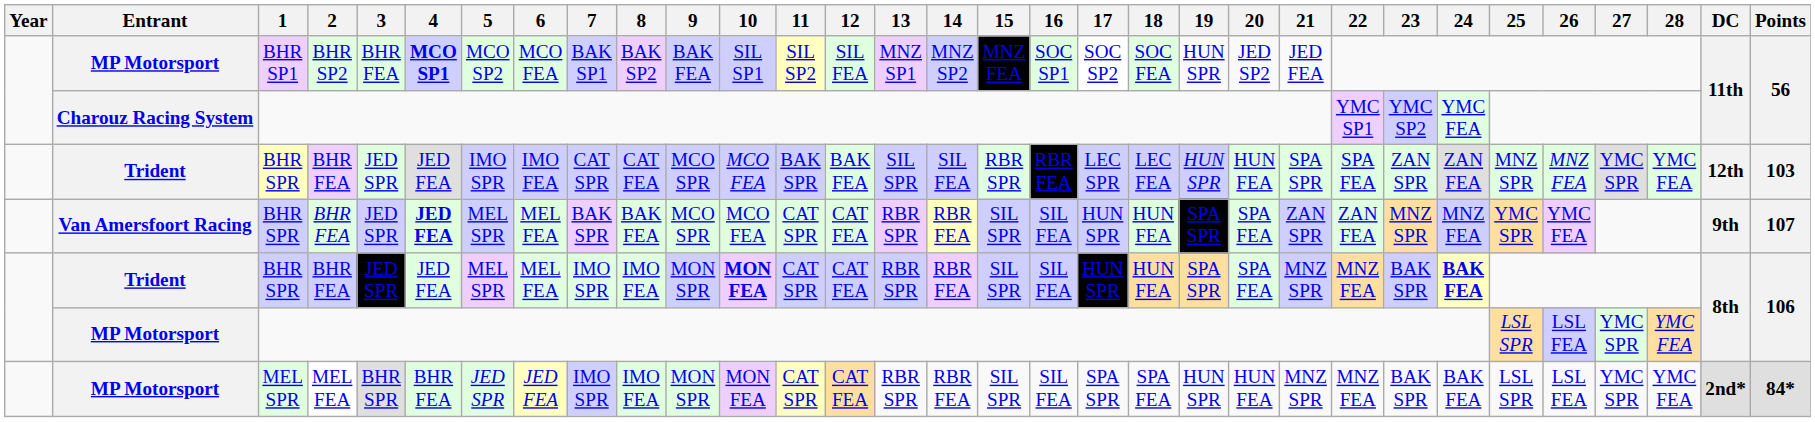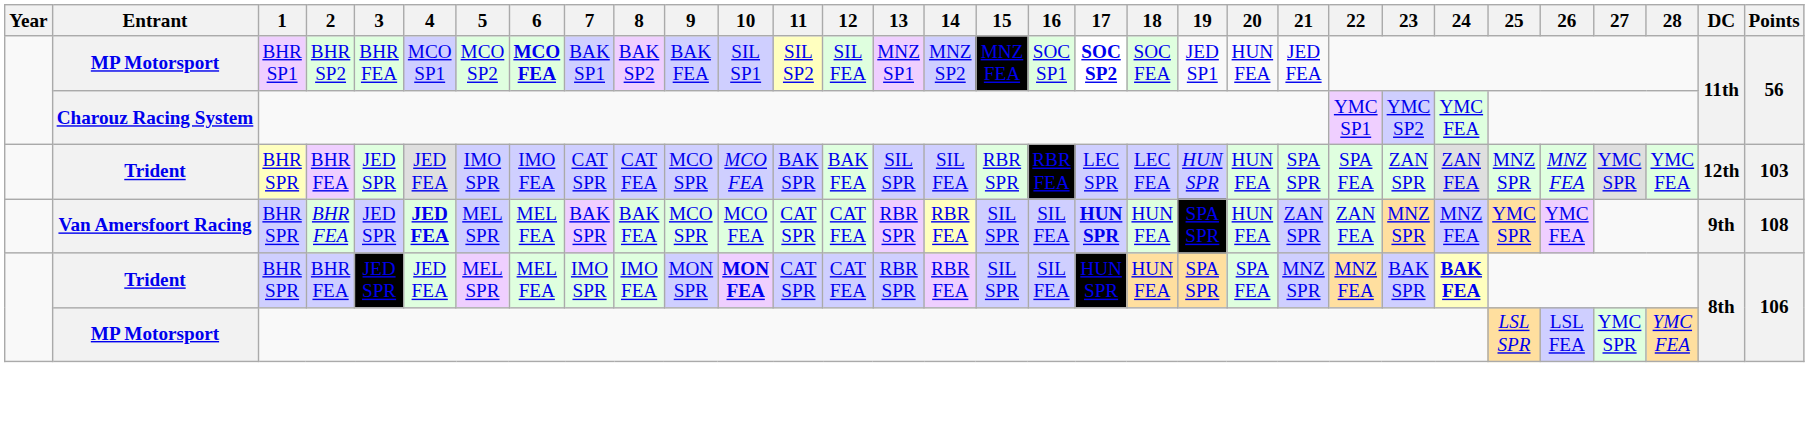(433, 62) bold -> (430, 62) normal
(541, 62) normal -> (537, 62) bold
(1103, 62) normal -> (1101, 62) bold
(1204, 62) HUN SPR -> (1202, 62) JED SP1
(1254, 62) JED SP2 -> (1252, 62) HUN FEA
(1103, 225) normal -> (1101, 225) bold
(1254, 225) SPA FEA -> (1252, 225) HUN FEA
(1780, 225) 107 -> (1774, 225) 108
- row: (155, 388)
